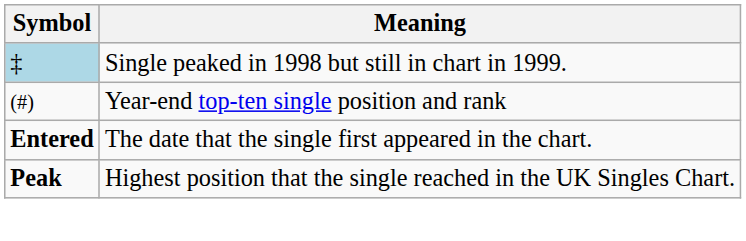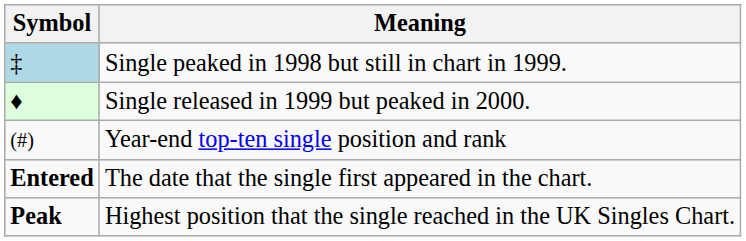+ row: (318, 100)
